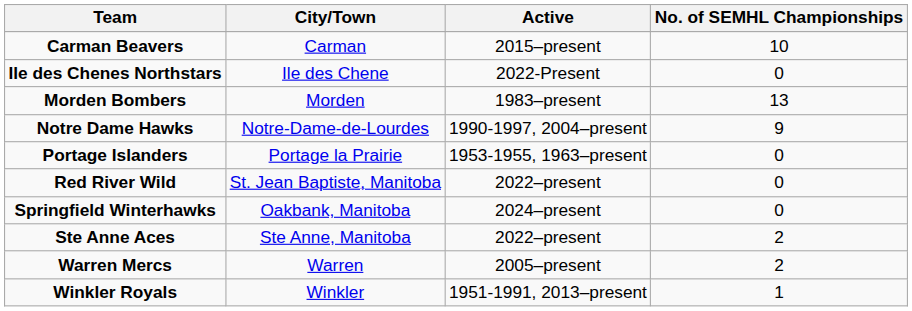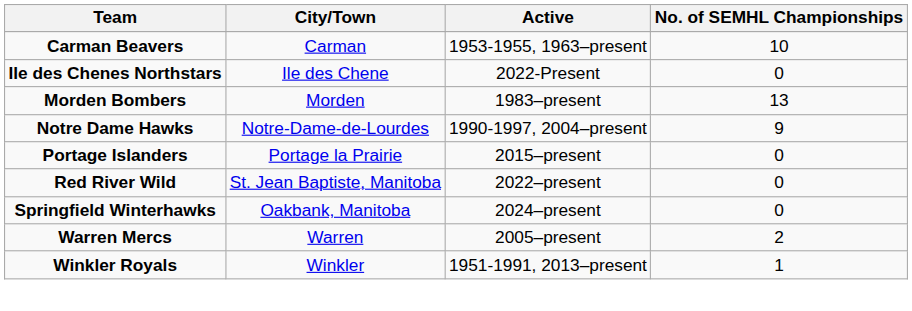(548, 45) 2015–present -> (548, 45) 1953-1955, 1963–present
(548, 155) 1953-1955, 1963–present -> (548, 155) 2015–present
- row: (115, 237)
